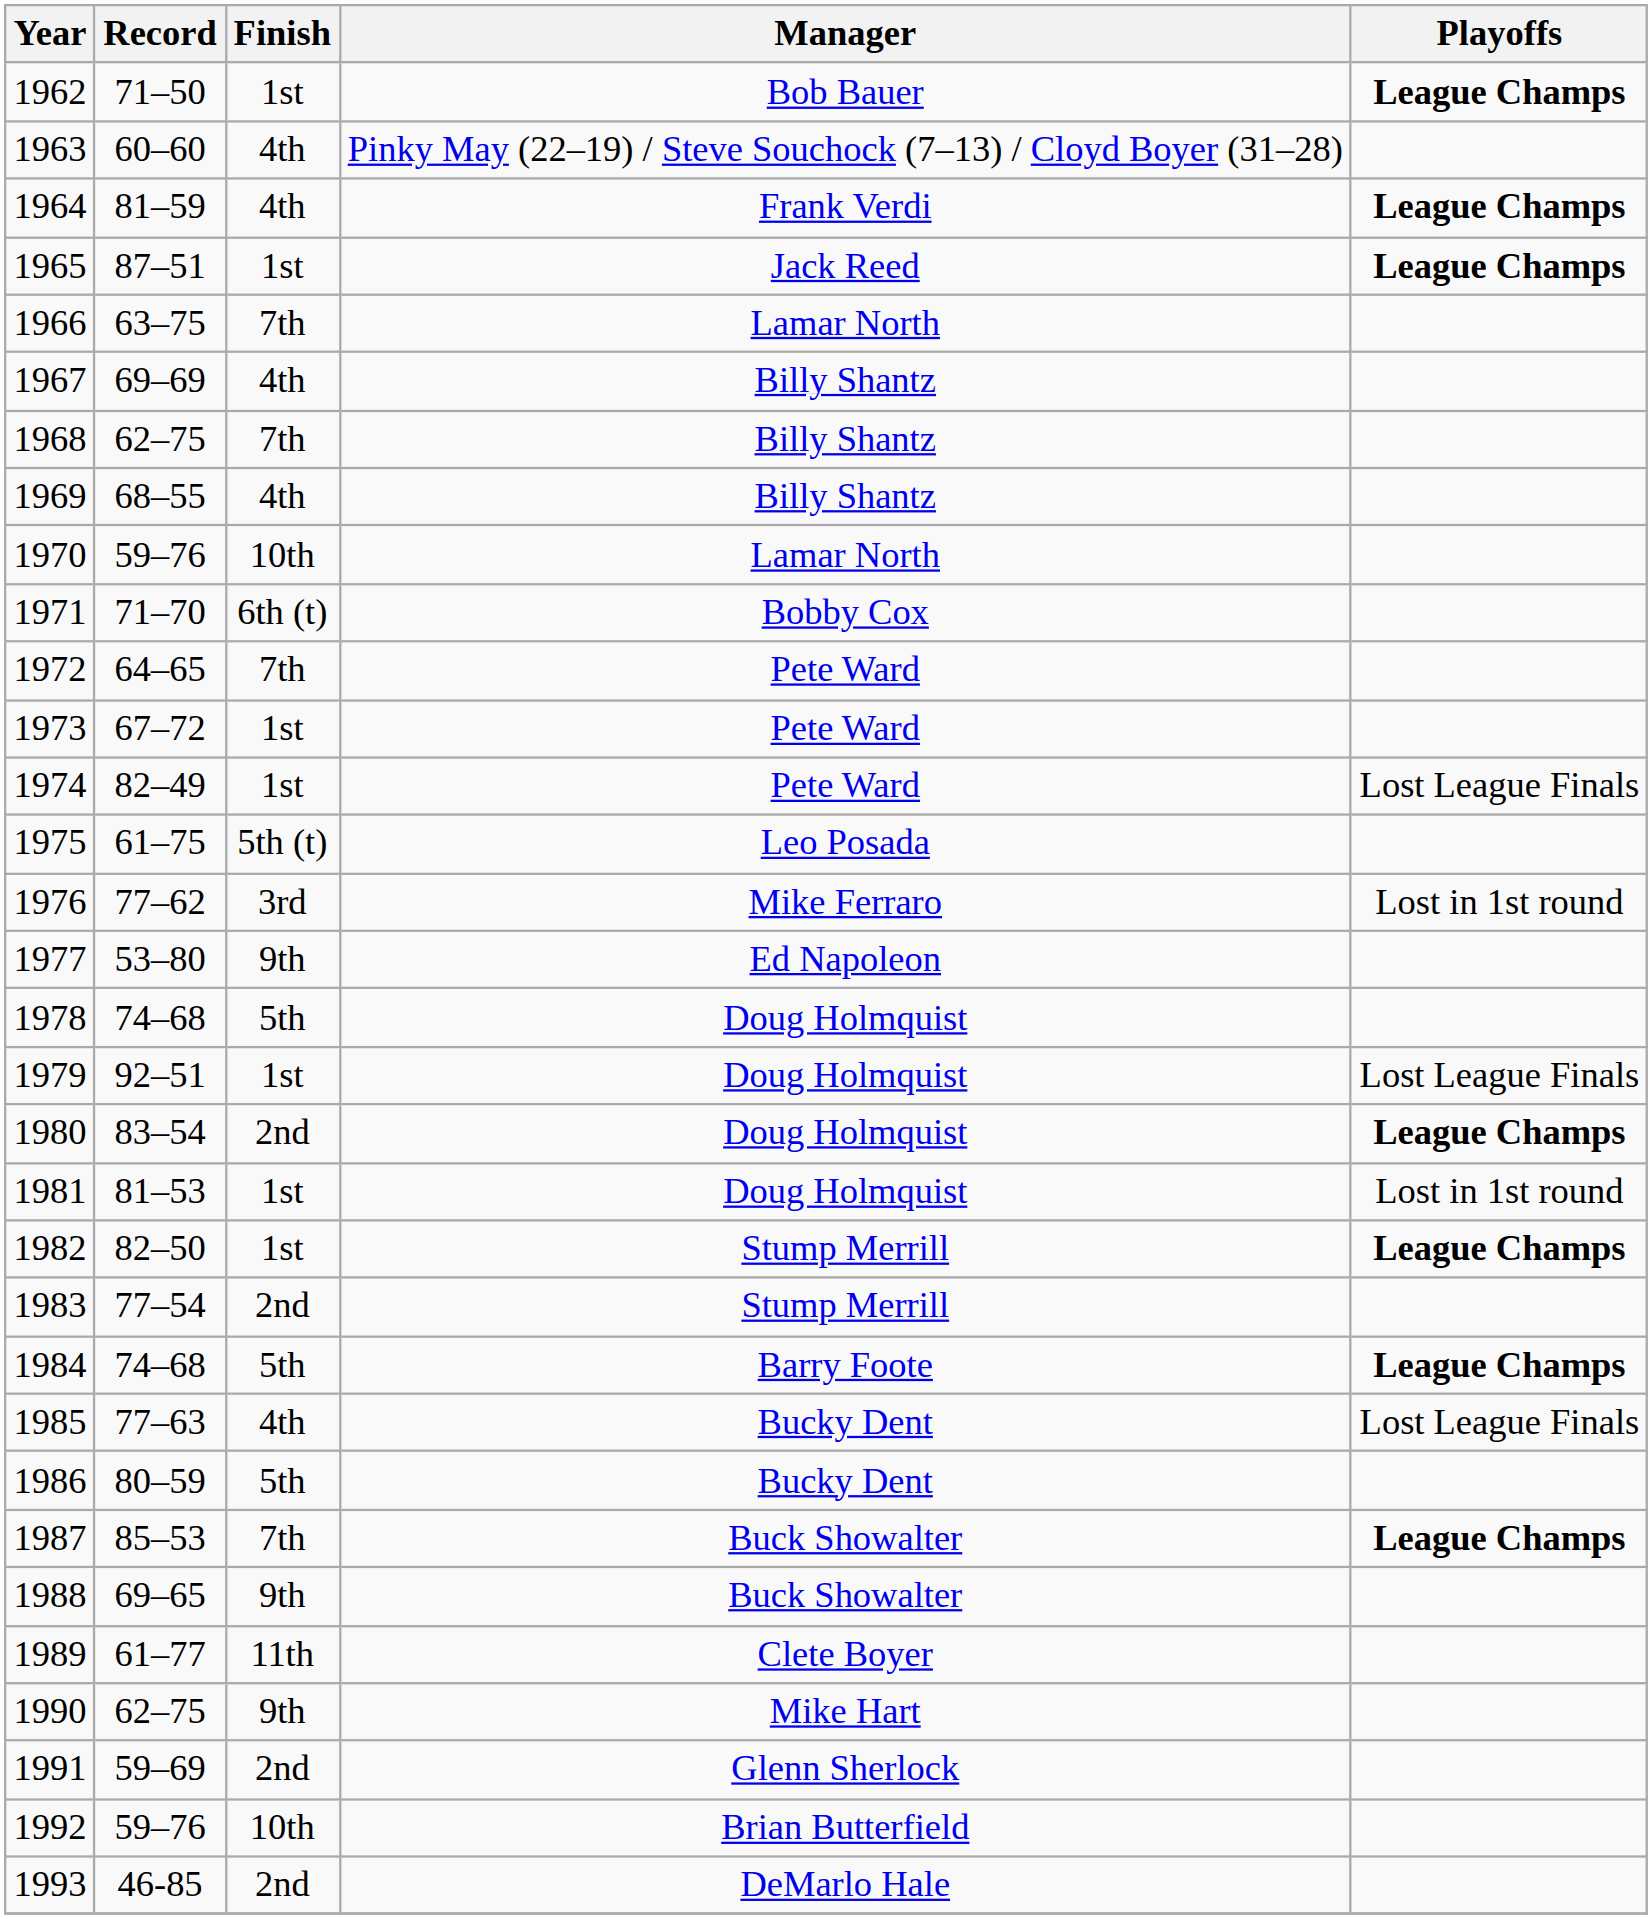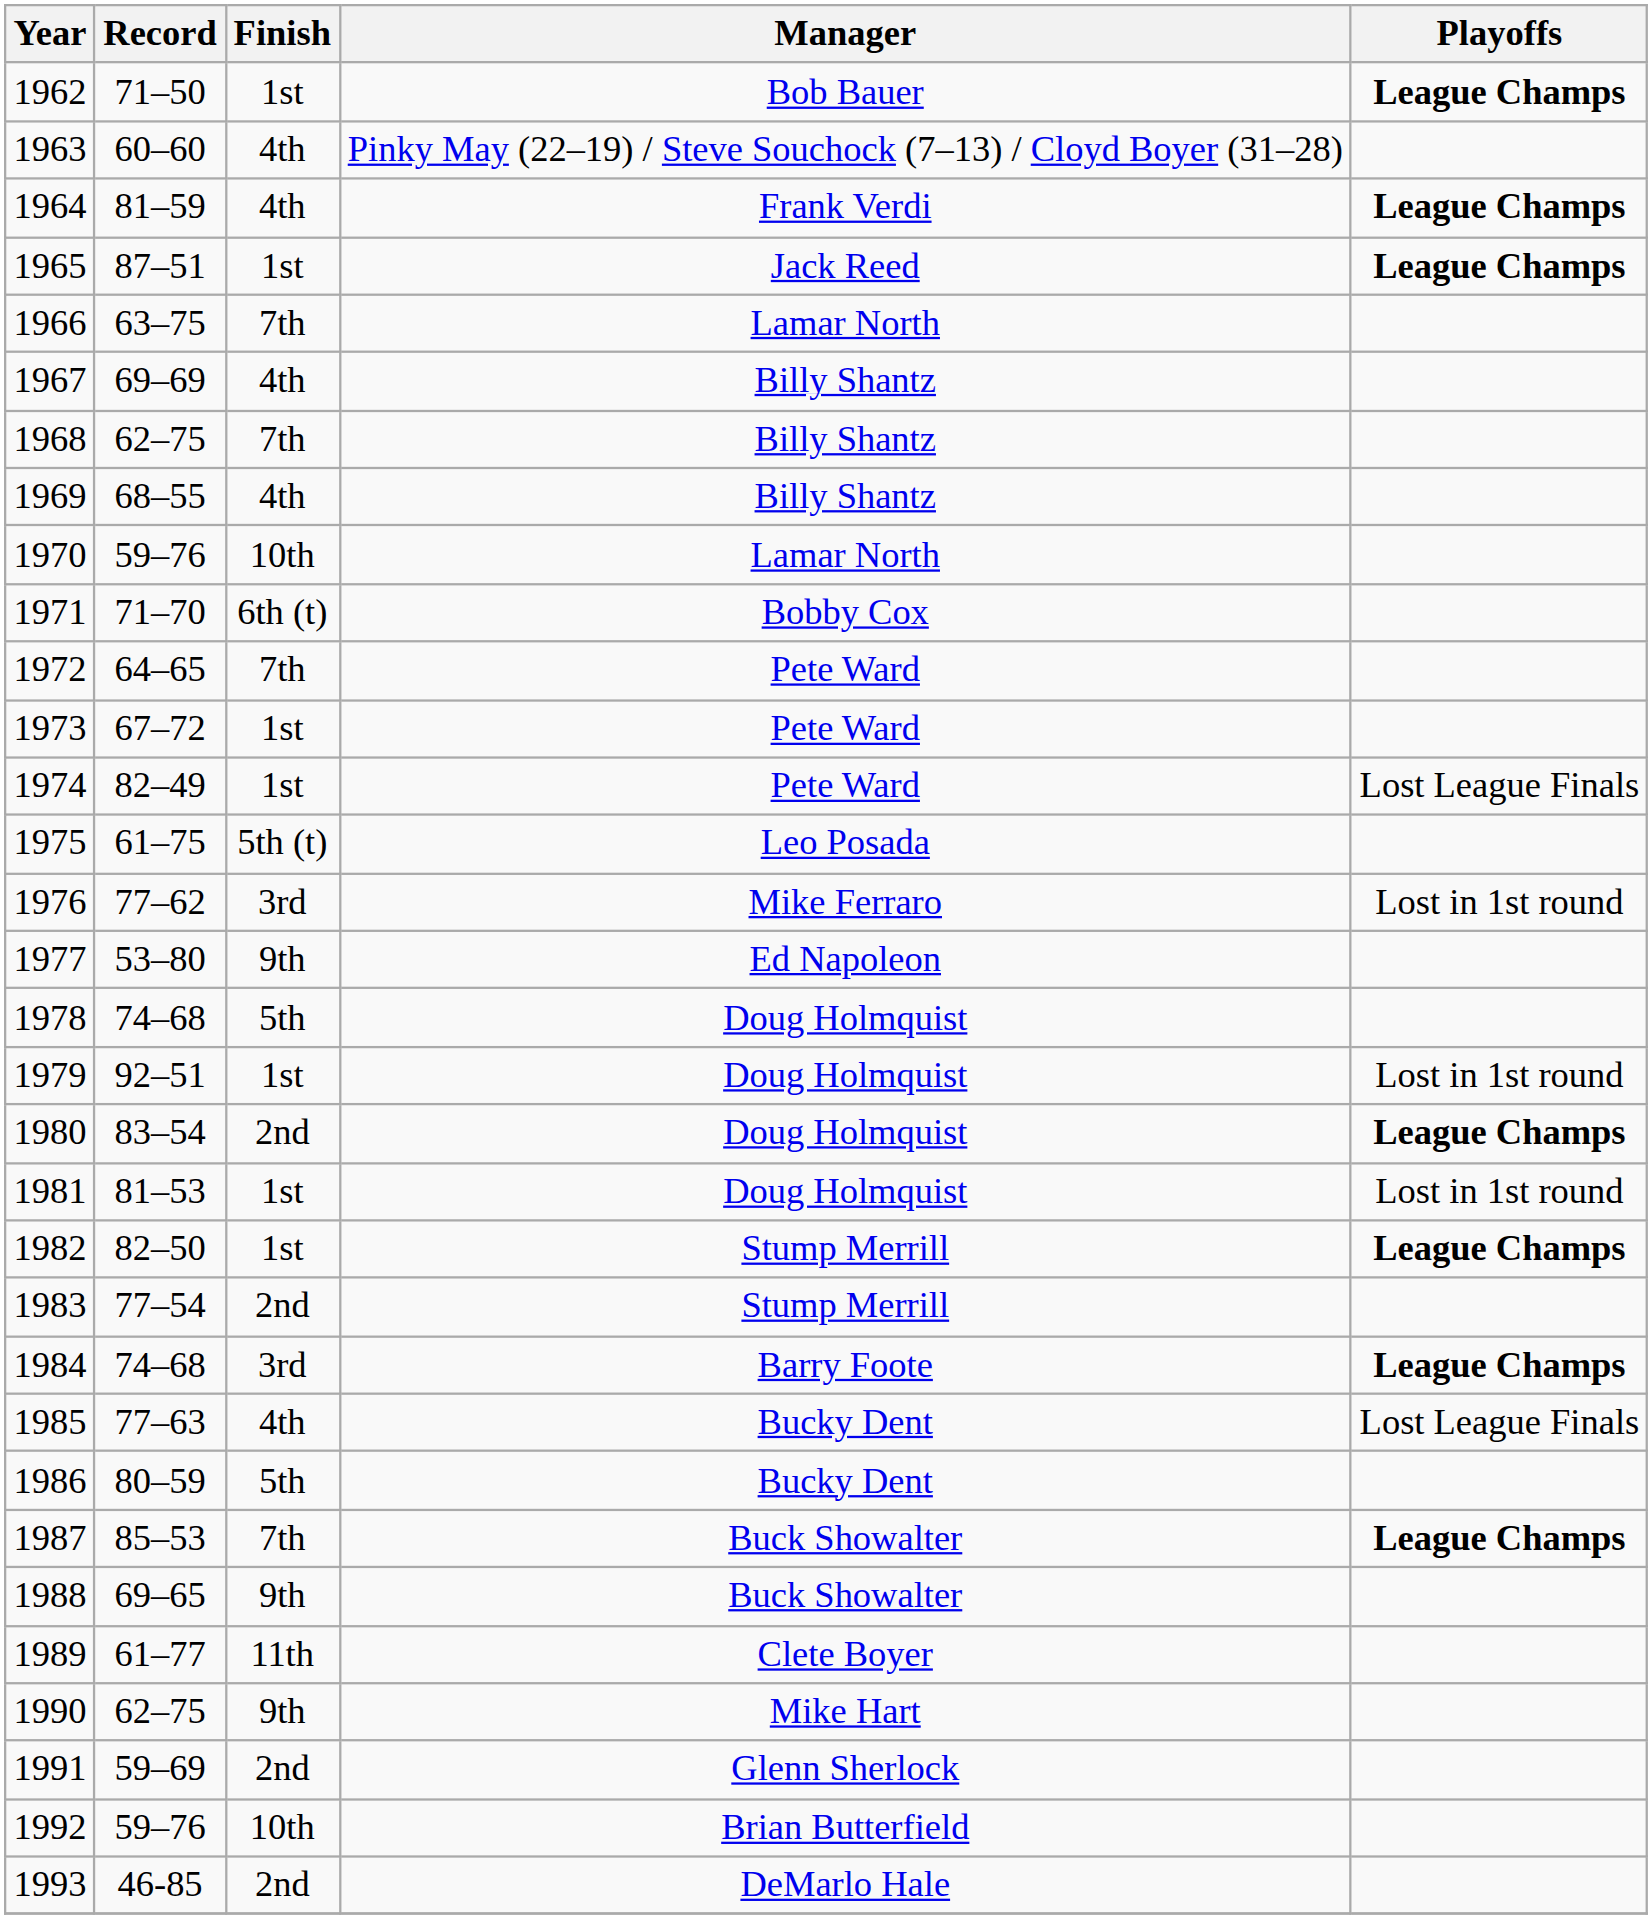(1499, 1074) Lost League Finals -> (1499, 1074) Lost in 1st round
(282, 1364) 5th -> (282, 1364) 3rd
